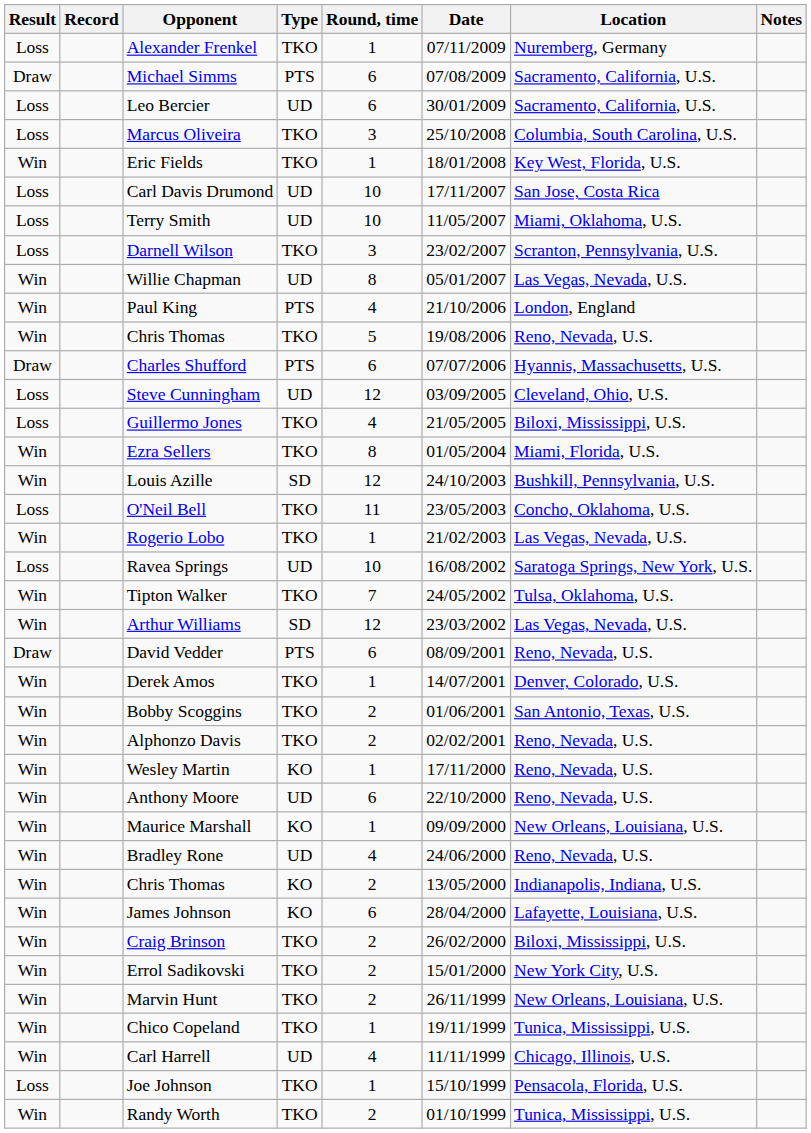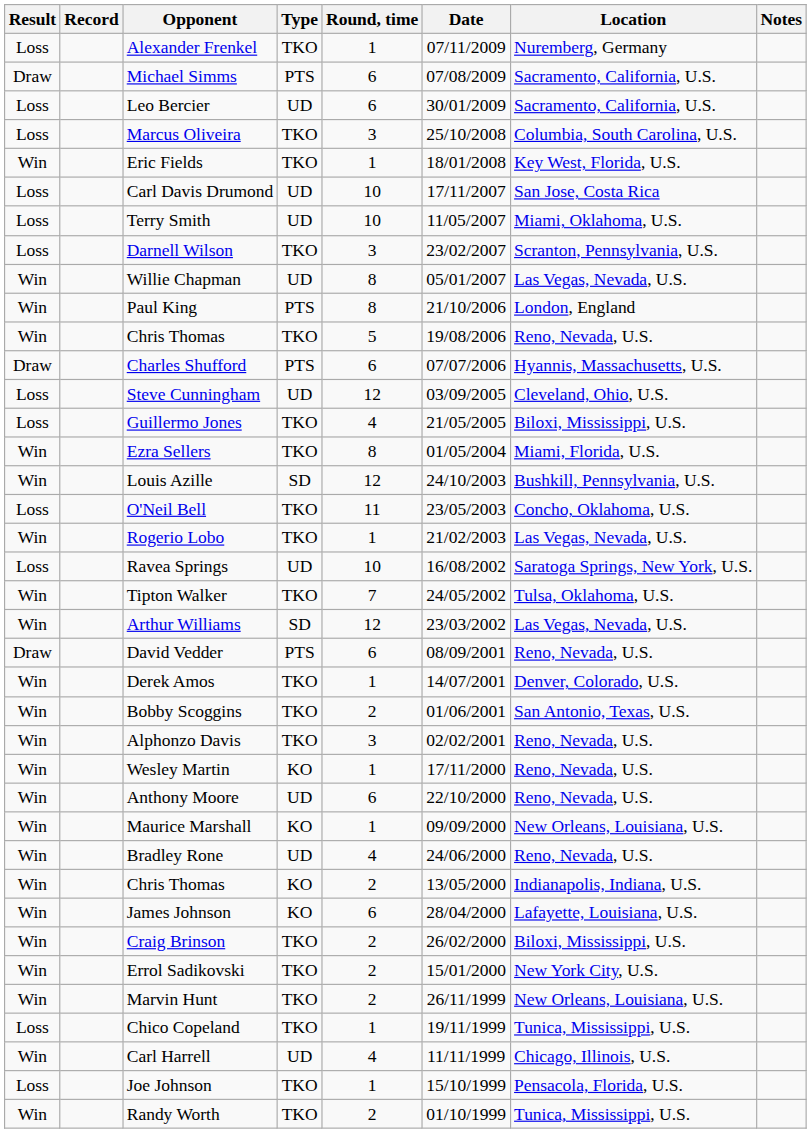(372, 307) 4 -> (372, 307) 8
(372, 739) 2 -> (372, 739) 3
(32, 1027) Win -> (32, 1027) Loss
